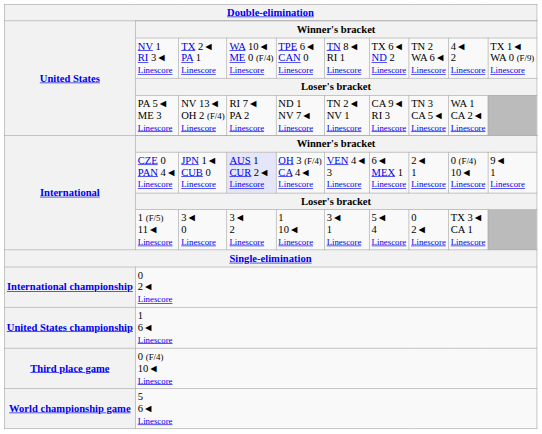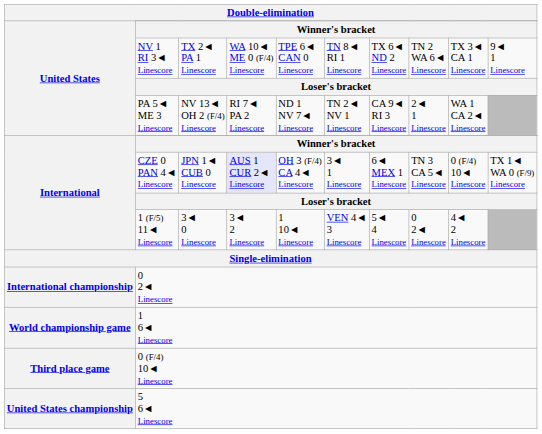(468, 58) 4◄ 2 Linescore -> (468, 58) TX 3◄ CA 1 Linescore
(512, 58) TX 1◄ WA 0 (F/9) Linescore -> (508, 58) 9◄ 1 Linescore
(428, 115) TN 3 CA 5◄ Linescore -> (428, 115) 2◄ 1 Linescore
(347, 172) VEN 4◄ 3 Linescore -> (344, 172) 3◄ 1 Linescore
(428, 172) 2◄ 1 Linescore -> (428, 172) TN 3 CA 5◄ Linescore
(508, 172) 9◄ 1 Linescore -> (512, 172) TX 1◄ WA 0 (F/9) Linescore
(344, 230) 3◄ 1 Linescore -> (347, 230) VEN 4◄ 3 Linescore
(468, 230) TX 3◄ CA 1 Linescore -> (468, 230) 4◄ 2 Linescore
(70, 327) United States championship -> (70, 327) World championship game
(70, 408) World championship game -> (70, 408) United States championship
